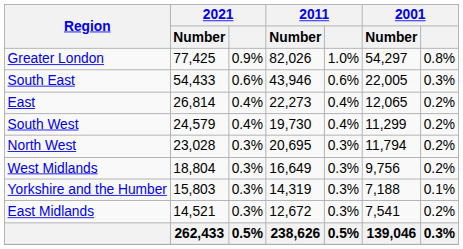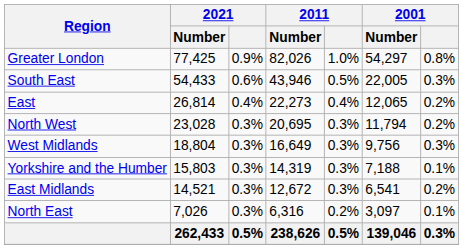(343, 80) 0.6% -> (343, 80) 0.5%
- row: (43, 124)
(439, 168) 0.2% -> (439, 146) 0.3%
(383, 211) 7,541 -> (383, 189) 6,541
+ row: (40, 211)
